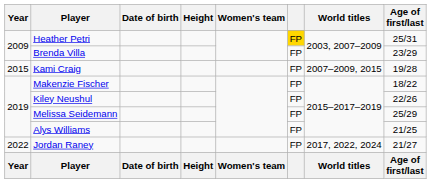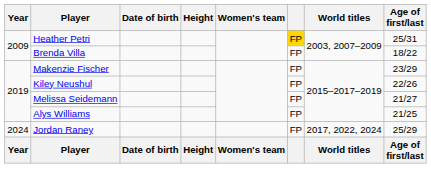(405, 54) 23/29 -> (405, 54) 18/22
- row: (57, 69)
(405, 84) 18/22 -> (405, 69) 23/29
(405, 115) 25/29 -> (405, 99) 21/27
(18, 145) 2022 -> (18, 130) 2024
(405, 145) 21/27 -> (405, 130) 25/29
